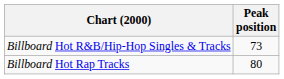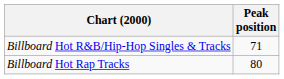(256, 45) 73 -> (256, 45) 71
